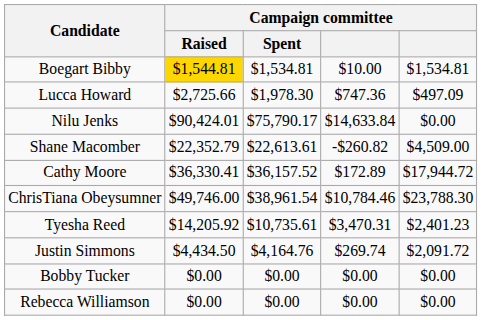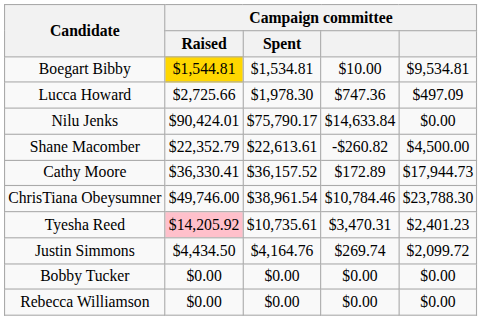(438, 69) $1,534.81 -> (438, 69) $9,534.81
(438, 147) $4,509.00 -> (438, 147) $4,500.00
(438, 173) $17,944.72 -> (438, 173) $17,944.73
(204, 224) no background -> (204, 224) pink background
(438, 250) $2,091.72 -> (438, 250) $2,099.72
